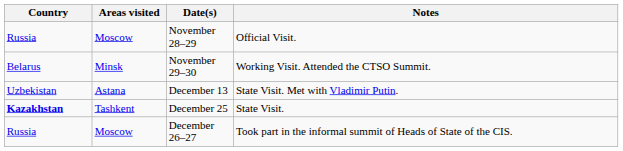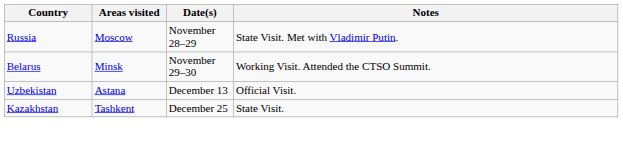(266, 36) Official Visit. -> (317, 36) State Visit. Met with Vladimir Putin.
(317, 90) State Visit. Met with Vladimir Putin. -> (266, 90) Official Visit.
(35, 108) bold -> (32, 108) normal
- row: (191, 131)
